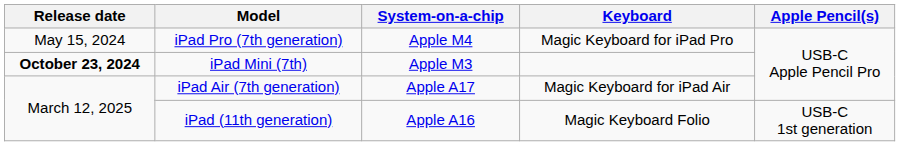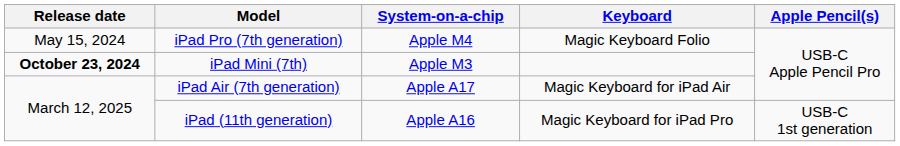(637, 40) Magic Keyboard for iPad Pro -> (637, 40) Magic Keyboard Folio
(637, 120) Magic Keyboard Folio -> (637, 120) Magic Keyboard for iPad Pro
